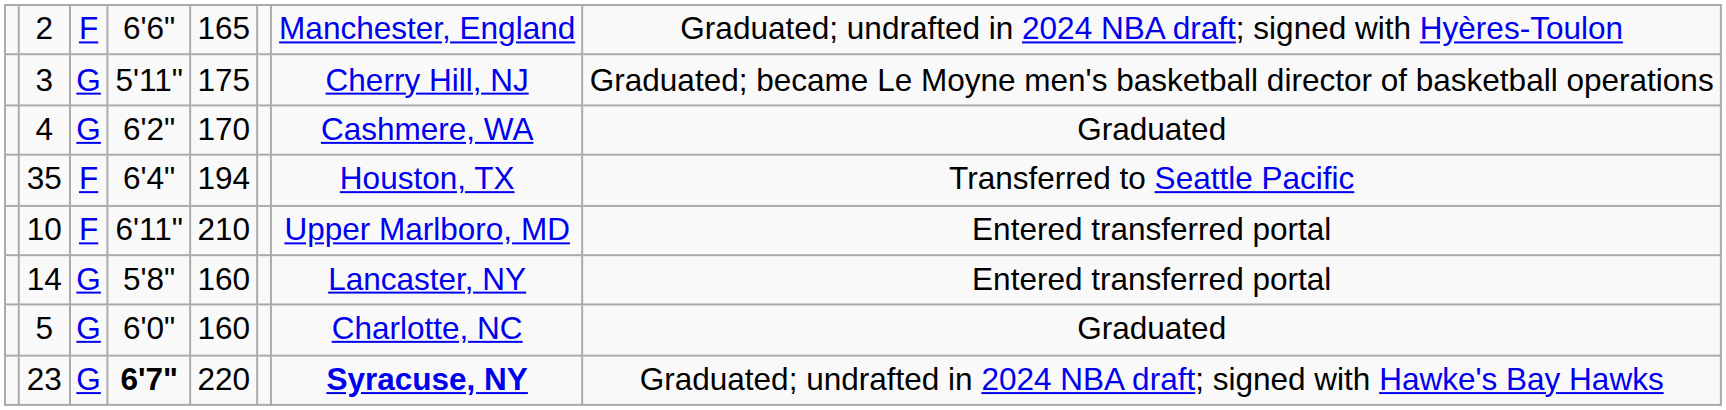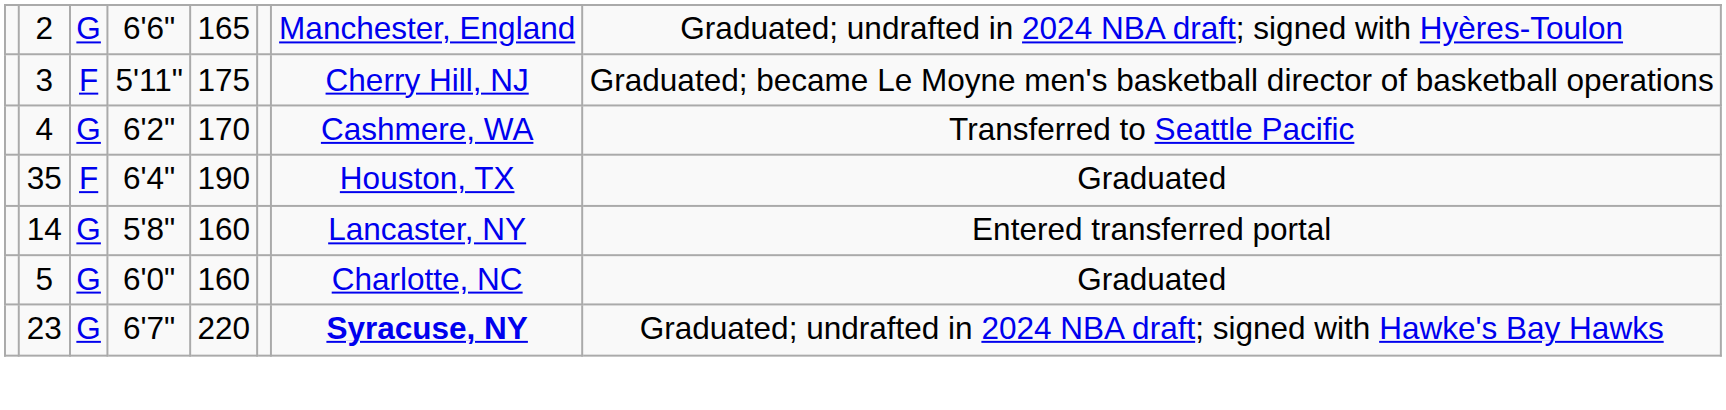(89, 29) F -> (89, 29) G
(89, 79) G -> (89, 79) F
(1152, 129) Graduated -> (1152, 129) Transferred to Seattle Pacific
(224, 179) 194 -> (224, 179) 190
(1152, 179) Transferred to Seattle Pacific -> (1152, 179) Graduated
- row: (44, 229)
(149, 379) bold -> (149, 329) normal
